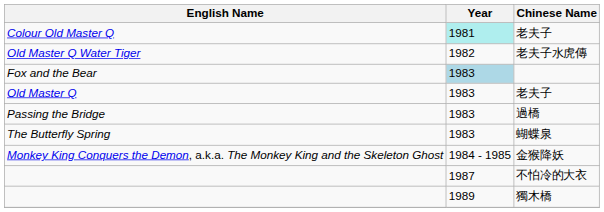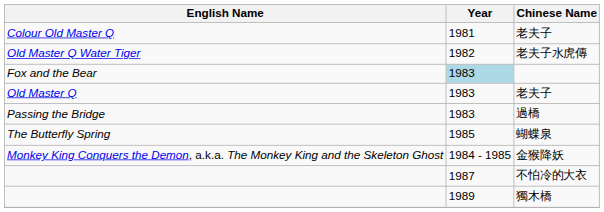(462, 33) paleturquoise background -> (462, 33) no background
(462, 134) 1983 -> (462, 134) 1985
